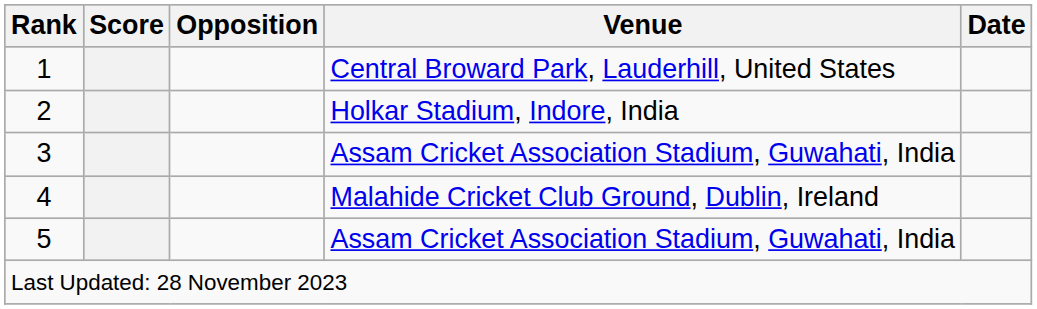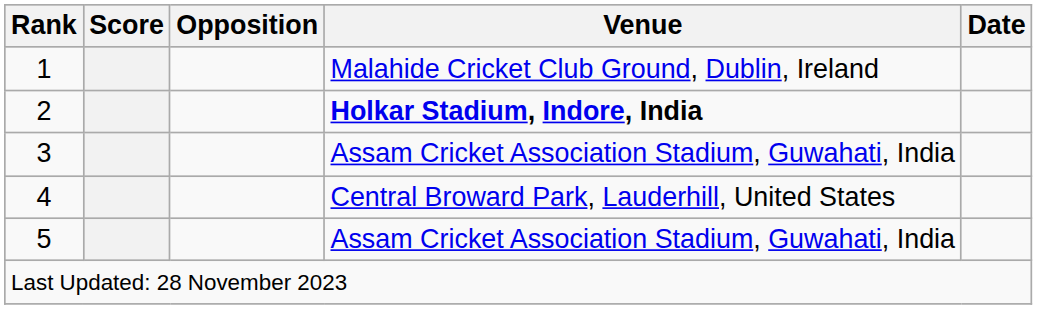(613, 68) Central Broward Park, Lauderhill, United States -> (605, 68) Malahide Cricket Club Ground, Dublin, Ireland
(505, 111) normal -> (516, 111) bold
(605, 196) Malahide Cricket Club Ground, Dublin, Ireland -> (613, 196) Central Broward Park, Lauderhill, United States
